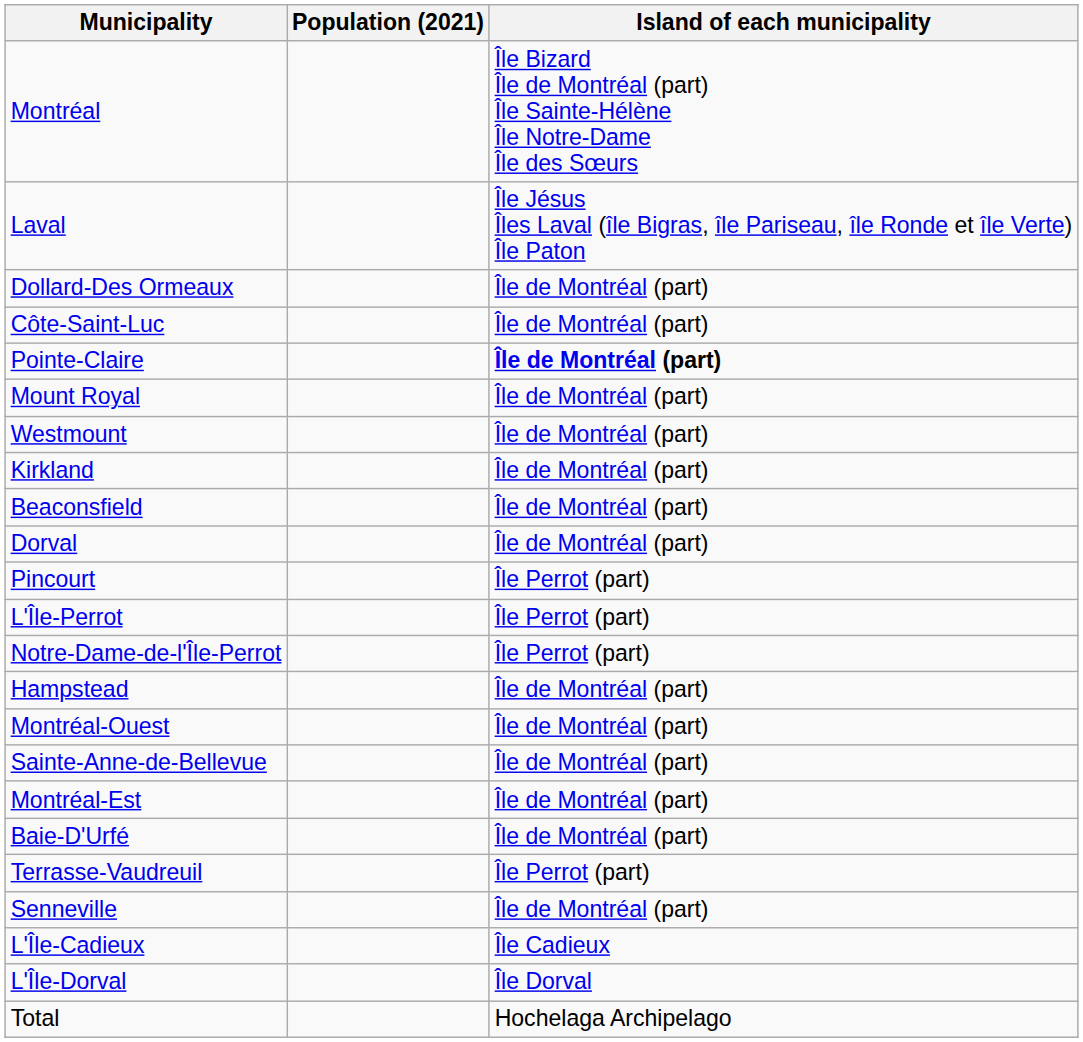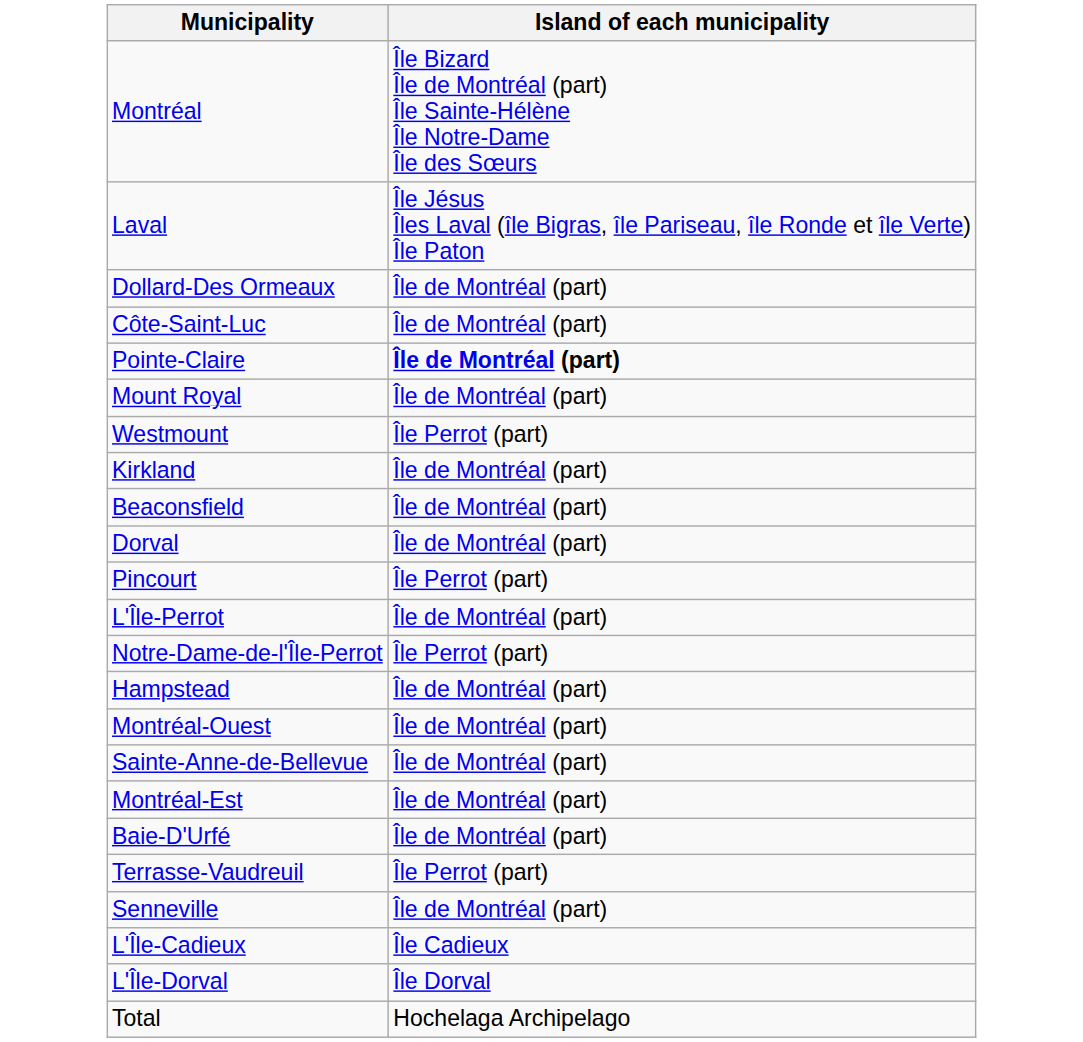- column: (388, 22)
(602, 434) Île de Montréal (part) -> (471, 434) Île Perrot (part)
(572, 616) Île Perrot (part) -> (500, 616) Île de Montréal (part)
